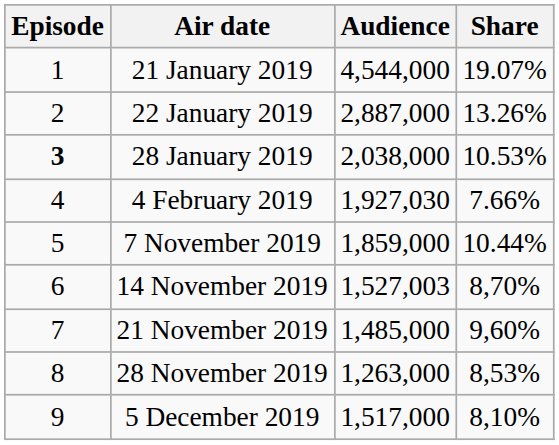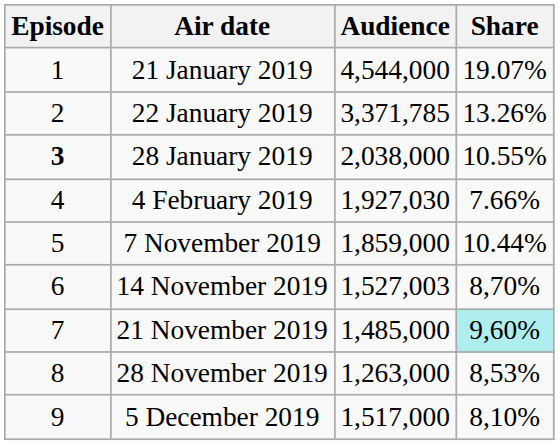(395, 112) 2,887,000 -> (395, 112) 3,371,785
(505, 156) 10.53% -> (505, 156) 10.55%
(505, 329) no background -> (505, 329) paleturquoise background
